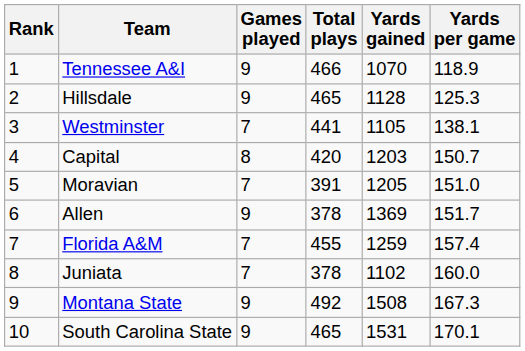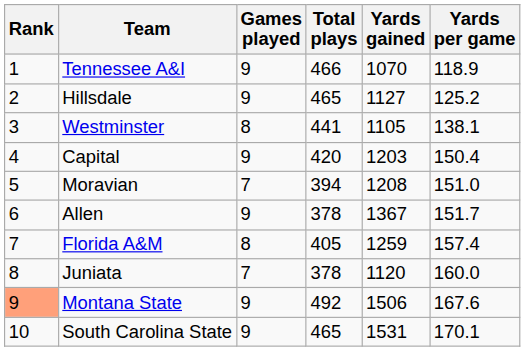(386, 98) 1128 -> (386, 98) 1127
(457, 98) 125.3 -> (457, 98) 125.2
(246, 127) 7 -> (246, 127) 8
(246, 156) 8 -> (246, 156) 9
(457, 156) 150.7 -> (457, 156) 150.4
(326, 185) 391 -> (326, 185) 394
(386, 185) 1205 -> (386, 185) 1208
(386, 214) 1369 -> (386, 214) 1367
(246, 244) 7 -> (246, 244) 8
(326, 244) 455 -> (326, 244) 405
(386, 273) 1102 -> (386, 273) 1120
(14, 302) no background -> (14, 302) lightsalmon background
(386, 302) 1508 -> (386, 302) 1506
(457, 302) 167.3 -> (457, 302) 167.6
